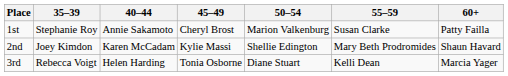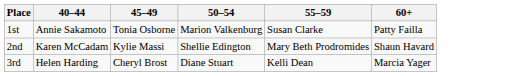- column: (67, 12)
(207, 29) Cheryl Brost -> (144, 29) Tonia Osborne
(211, 63) Tonia Osborne -> (140, 63) Cheryl Brost
